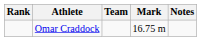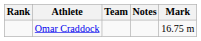columns swapped: (149, 12) <-> (182, 12)
